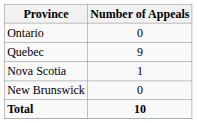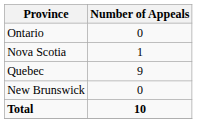rows swapped: (25, 52) <-> (37, 71)
